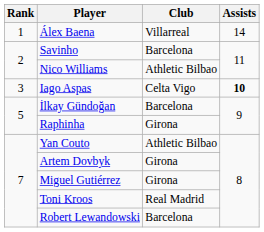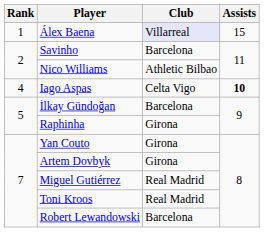(167, 32) no background -> (167, 32) lavender background
(239, 32) 14 -> (239, 32) 15
(21, 87) 3 -> (21, 87) 4
(181, 143) Athletic Bilbao -> (162, 143) Girona
(162, 180) Girona -> (175, 180) Real Madrid
